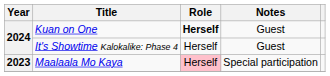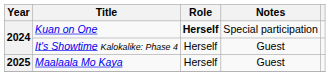(271, 29) Guest -> (271, 29) Special participation
(19, 63) 2023 -> (19, 63) 2025
(201, 63) pink background -> (201, 63) no background
(271, 63) Special participation -> (271, 63) Guest
